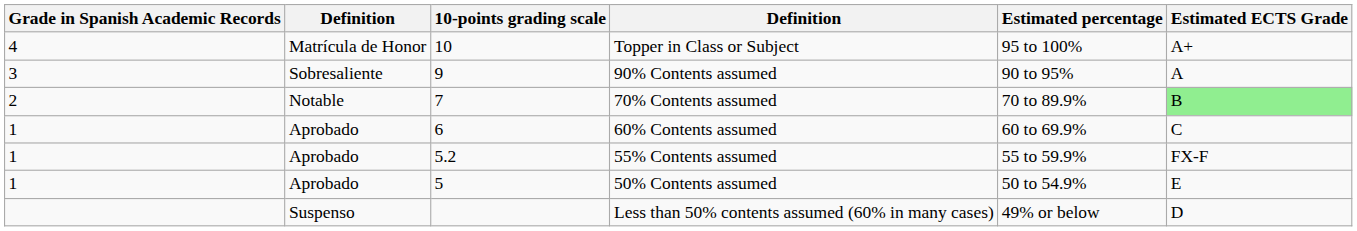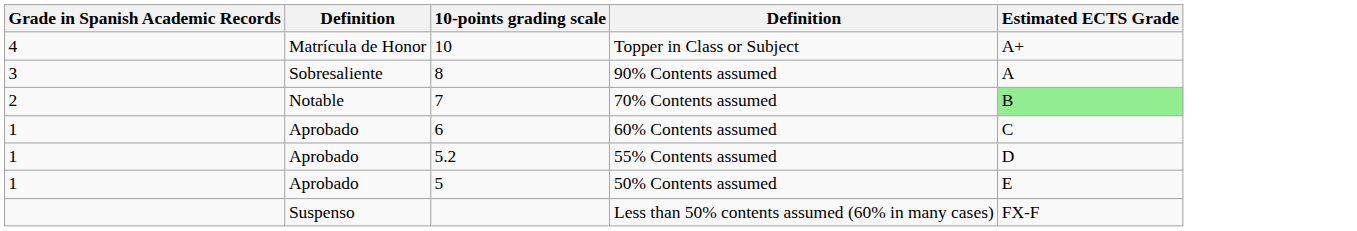- column: (1082, 18)
(439, 73) 9 -> (439, 73) 8
(1190, 156) FX-F -> (1008, 156) D
(1177, 211) D -> (1021, 211) FX-F
